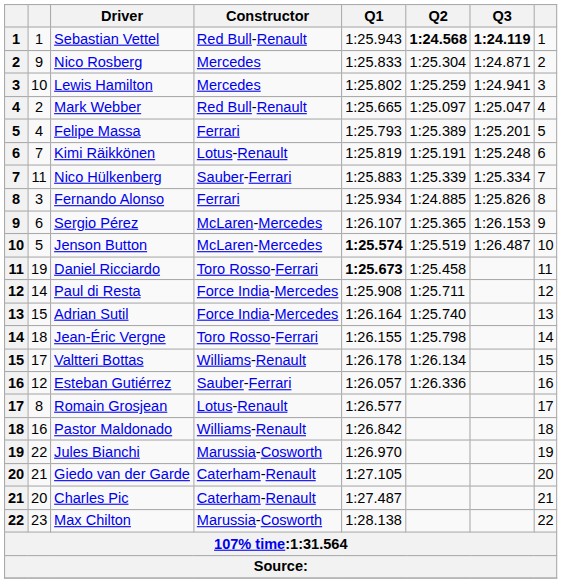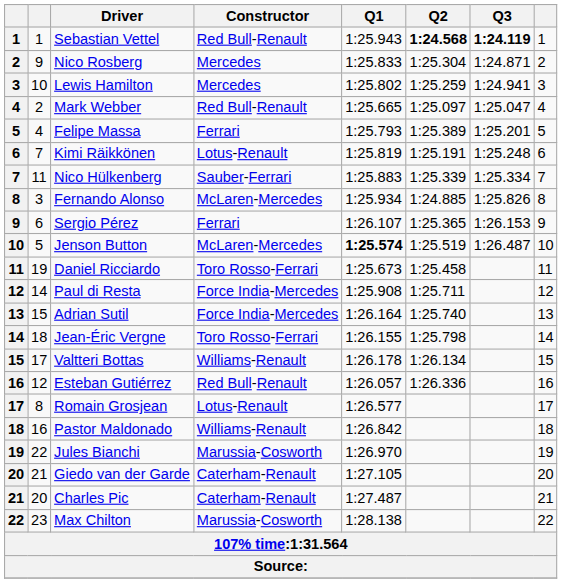(218, 199) Ferrari -> (260, 199) McLaren-Mercedes
(260, 222) McLaren-Mercedes -> (218, 222) Ferrari
(374, 268) bold -> (374, 268) normal
(244, 383) Sauber-Ferrari -> (252, 383) Red Bull-Renault
